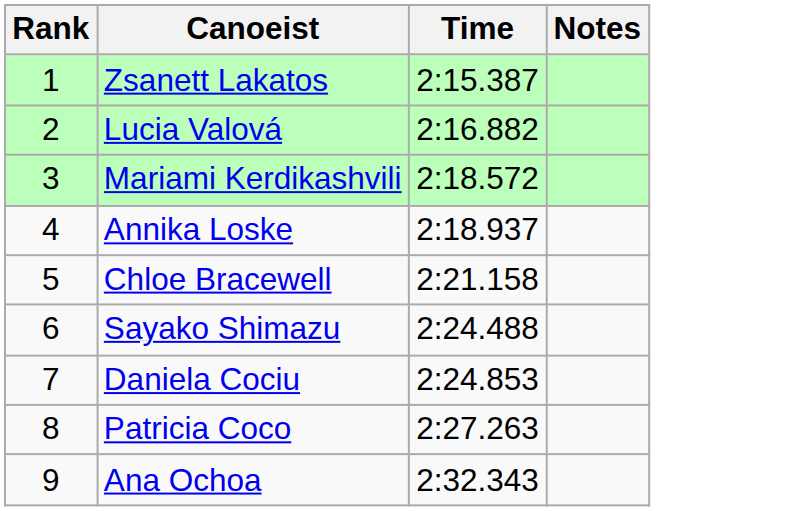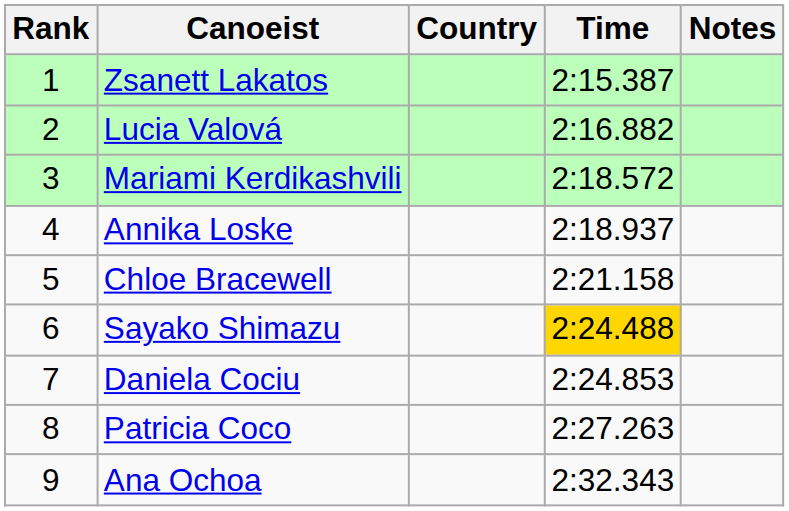+ column: (477, 29)
(478, 329) no background -> (613, 329) gold background
